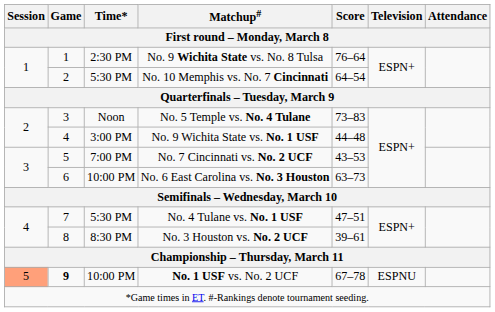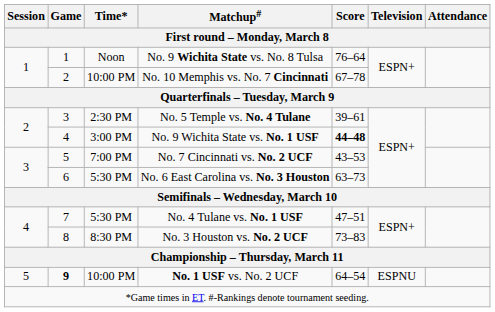(111, 57) 2:30 PM -> (111, 57) Noon
(111, 77) 5:30 PM -> (111, 77) 10:00 PM
(350, 77) 64–54 -> (350, 77) 67–78
(111, 117) Noon -> (111, 117) 2:30 PM
(350, 117) 73–83 -> (350, 117) 39–61
(350, 137) normal -> (350, 137) bold
(111, 177) 10:00 PM -> (111, 177) 5:30 PM
(350, 237) 39–61 -> (350, 237) 73–83
(26, 277) lightsalmon background -> (26, 277) no background
(350, 277) 67–78 -> (350, 277) 64–54
